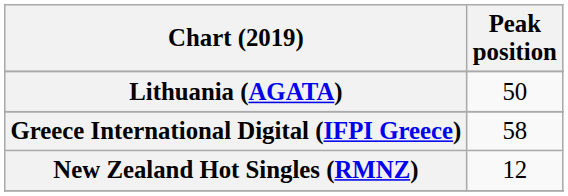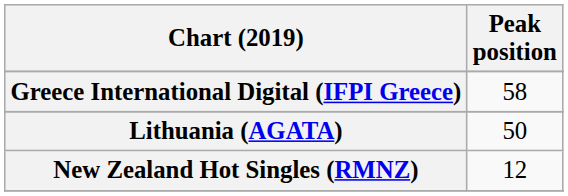rows swapped: (236, 130) <-> (236, 91)
